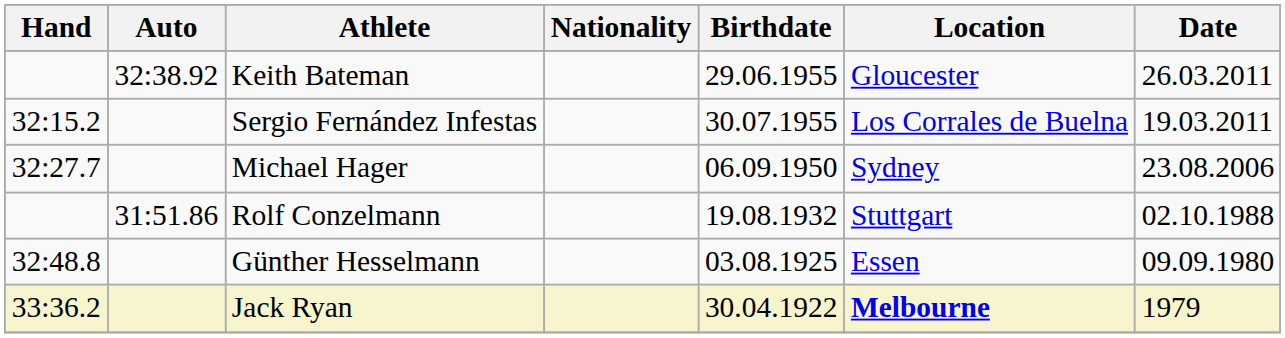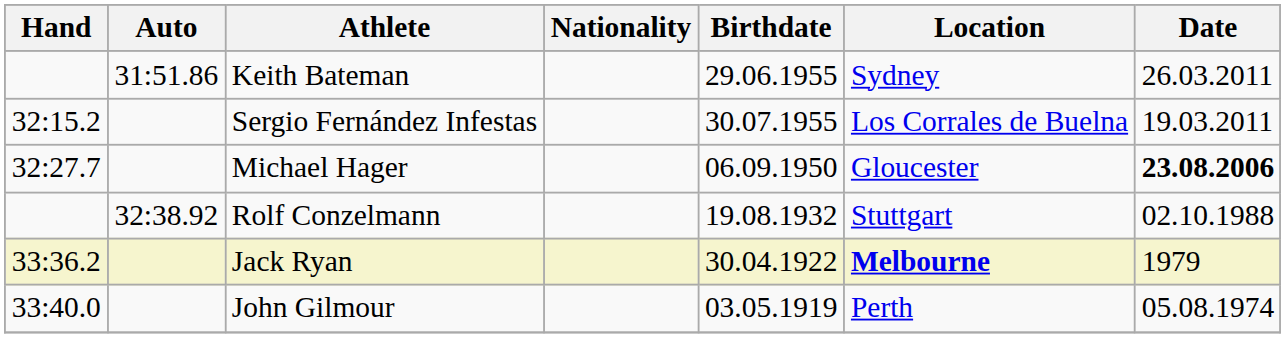(166, 74) 32:38.92 -> (166, 74) 31:51.86
(915, 74) Gloucester -> (895, 74) Sydney
(895, 167) Sydney -> (915, 167) Gloucester
(1208, 167) normal -> (1208, 167) bold
(166, 214) 31:51.86 -> (166, 214) 32:38.92
- row: (356, 261)
+ row: (313, 307)
